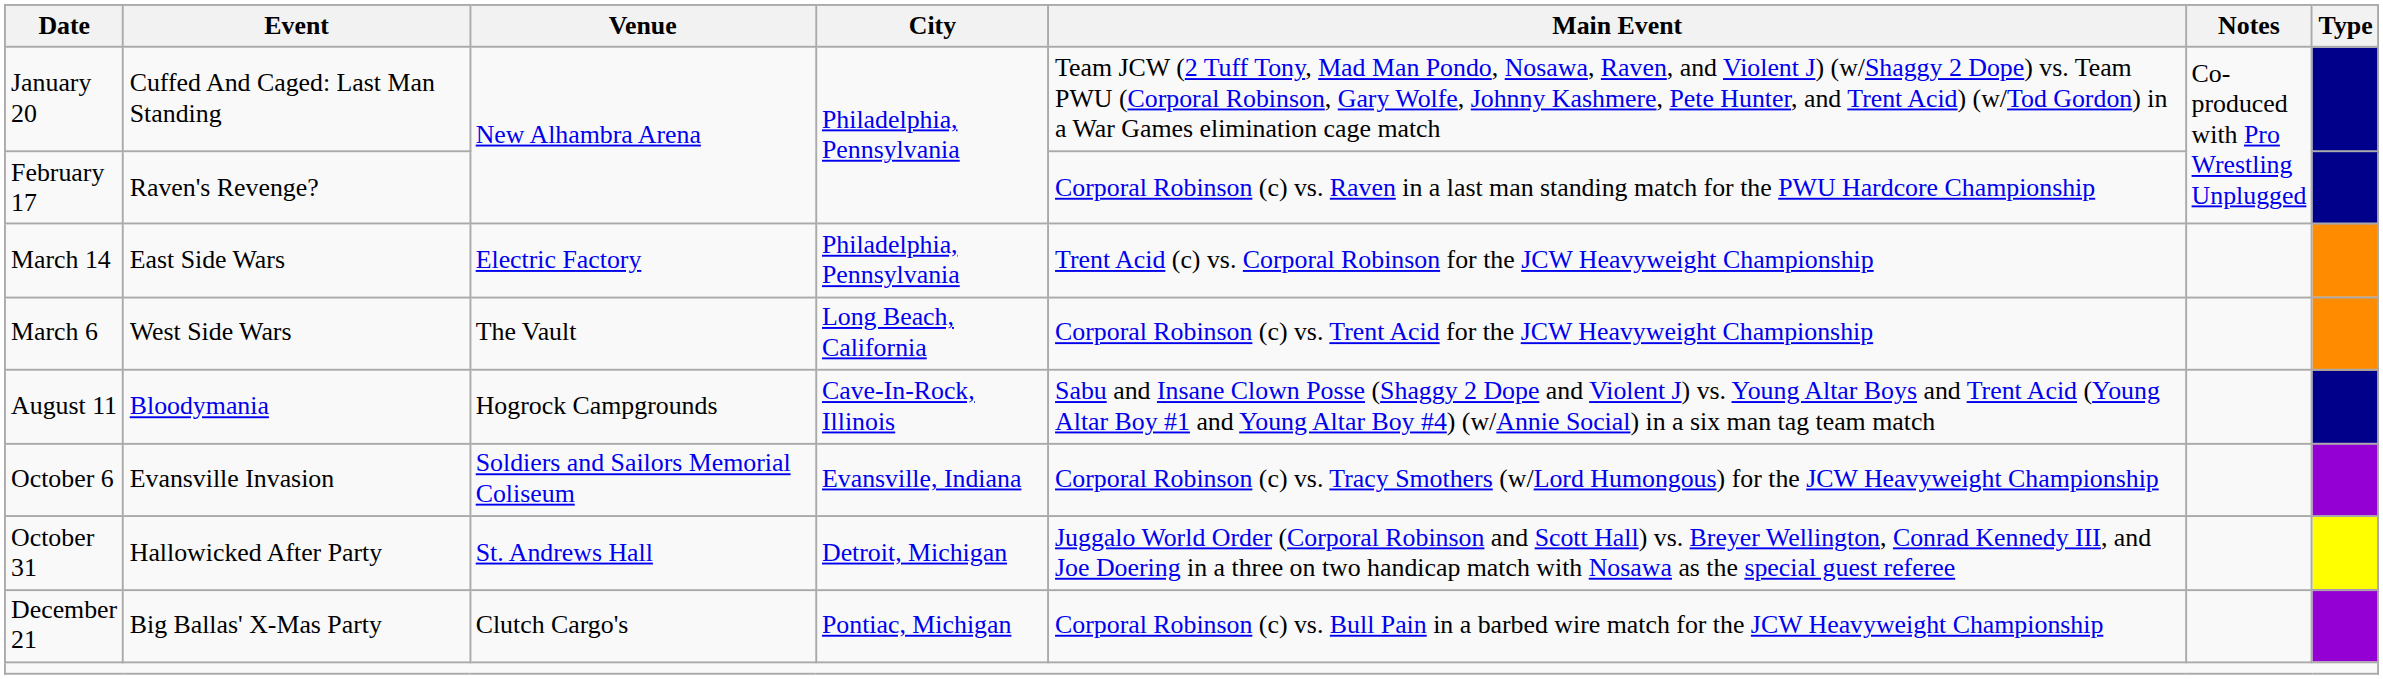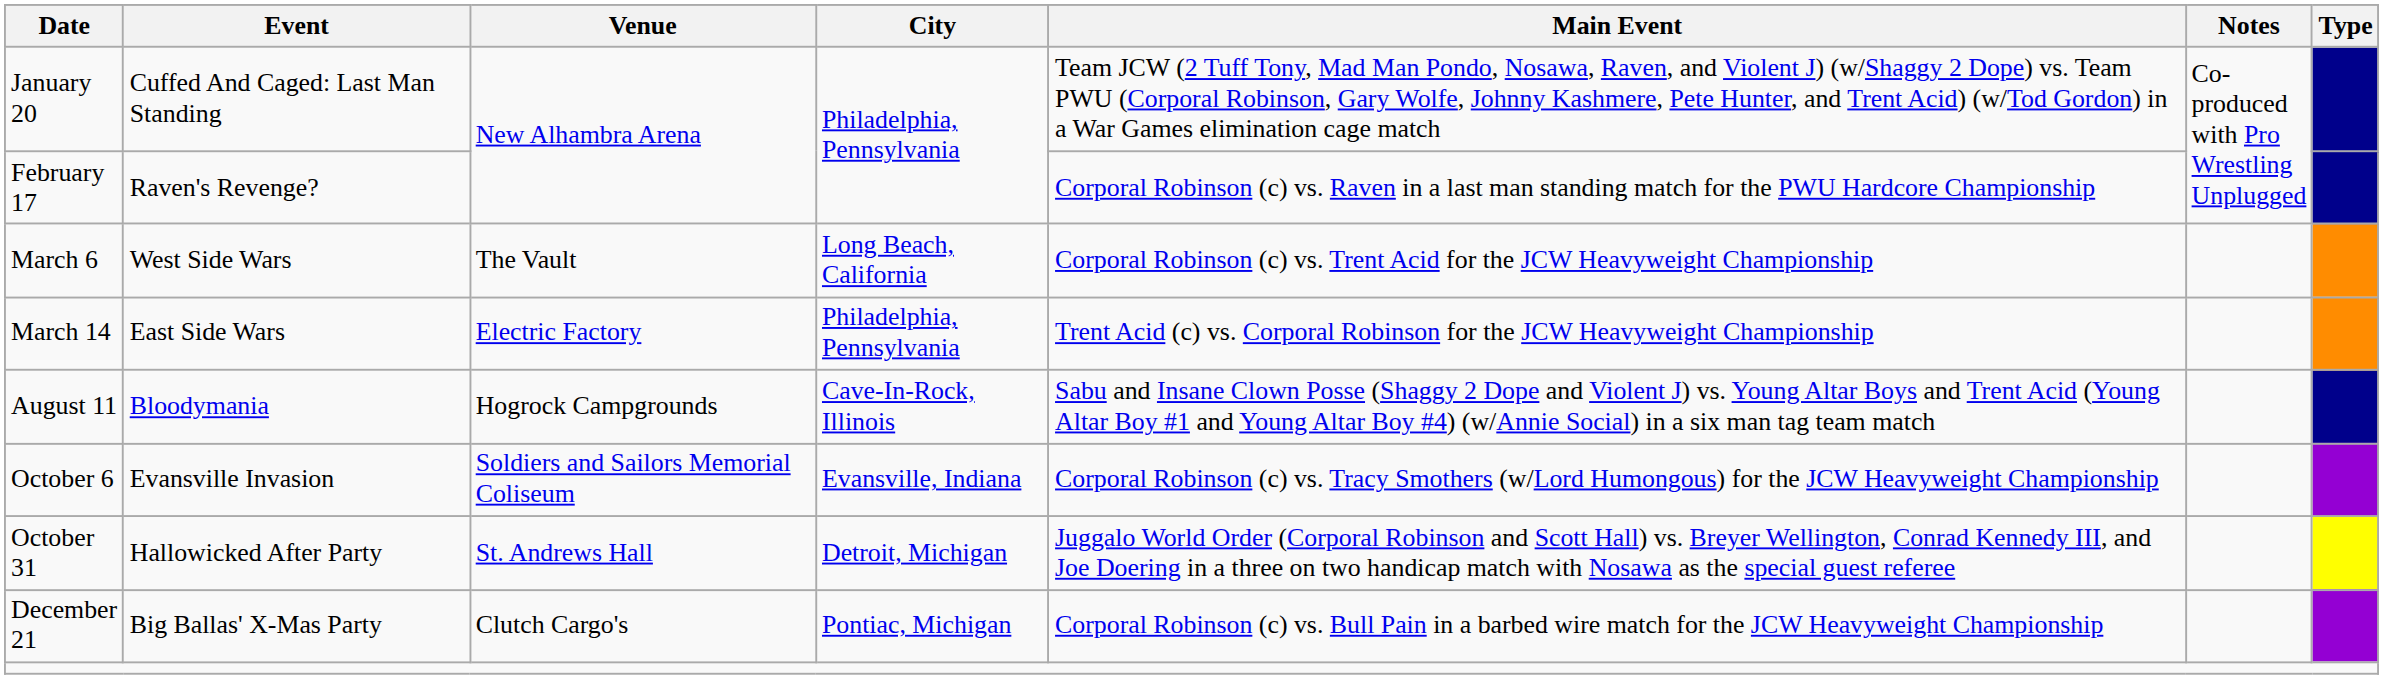rows swapped: (54, 332) <-> (61, 259)
